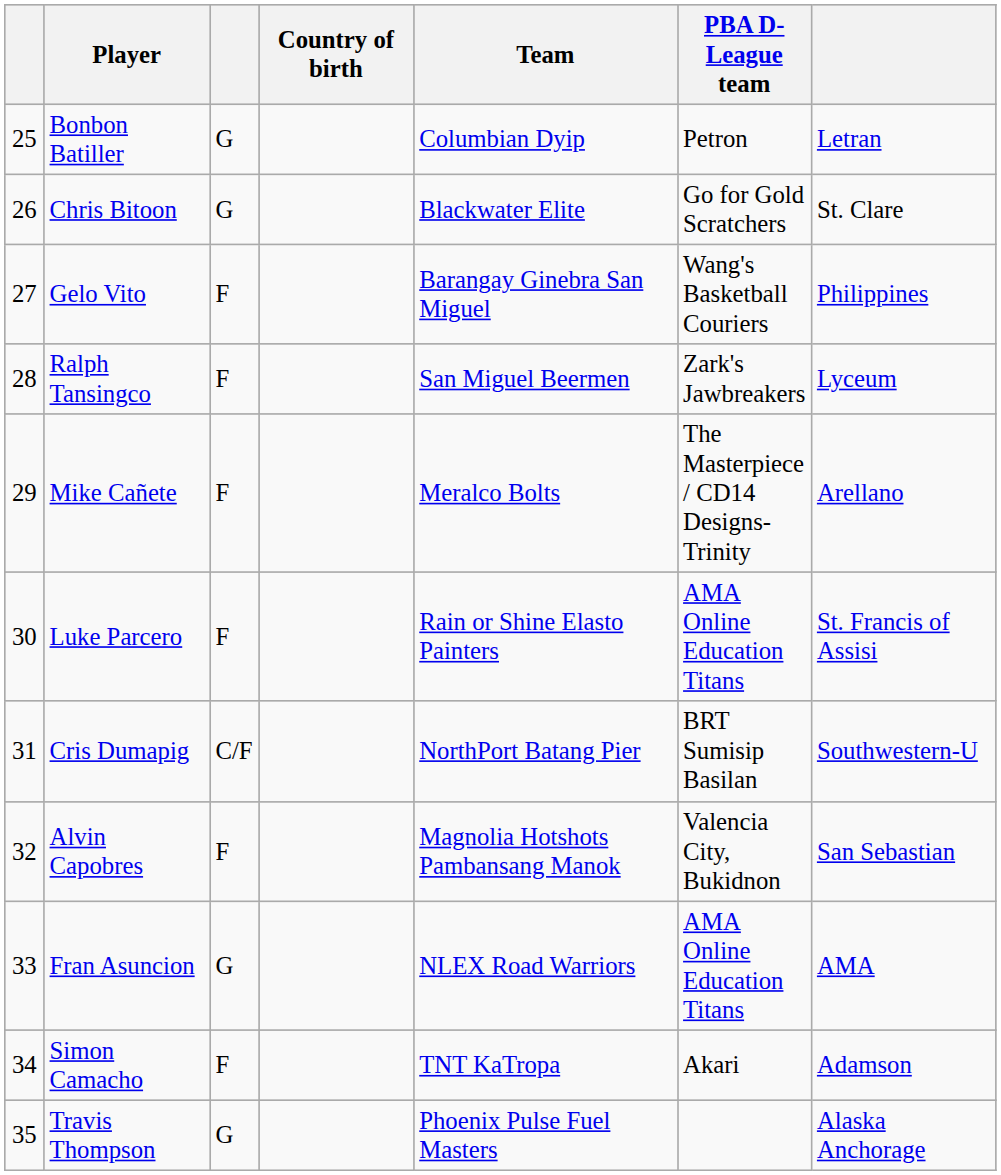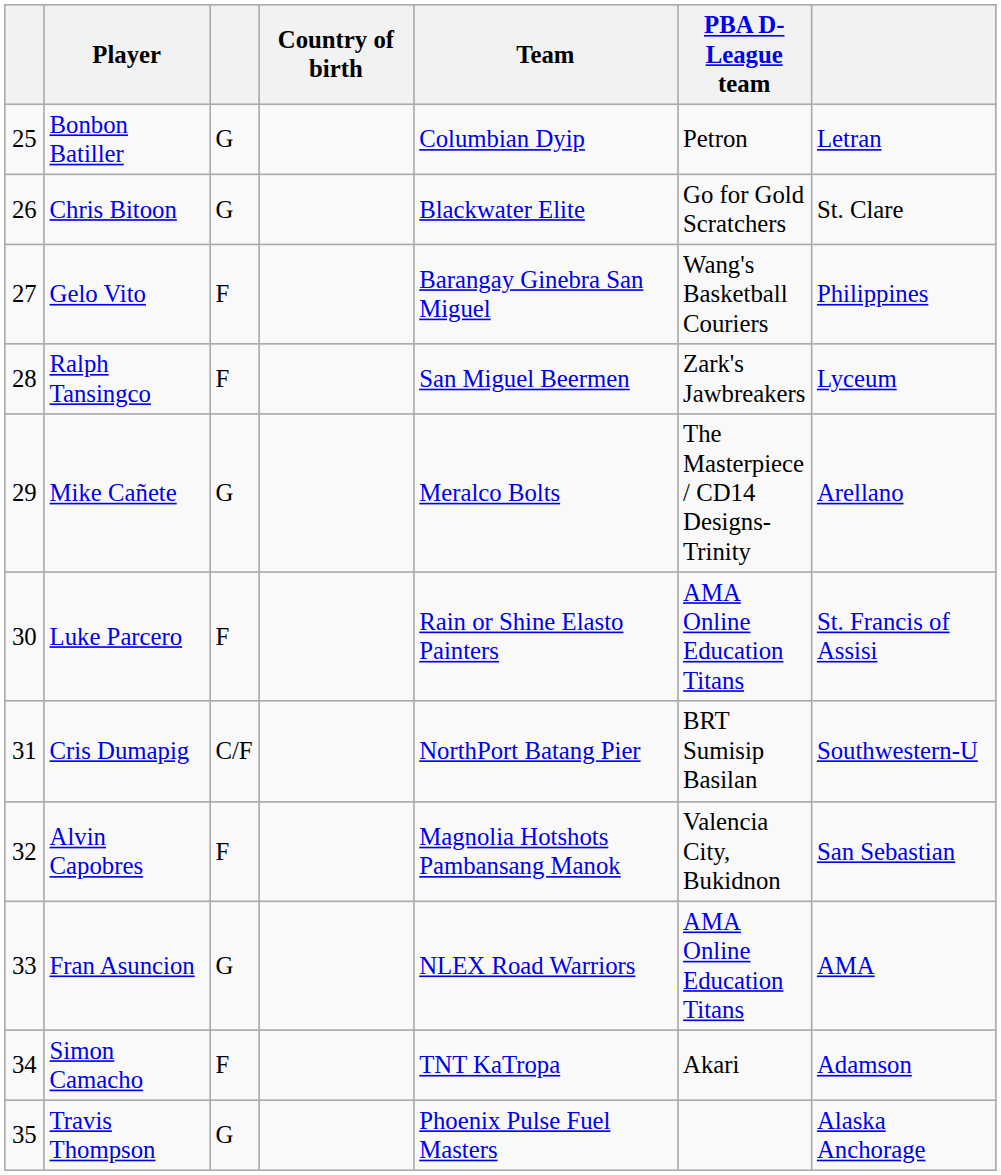(222, 493) F -> (224, 493) G
